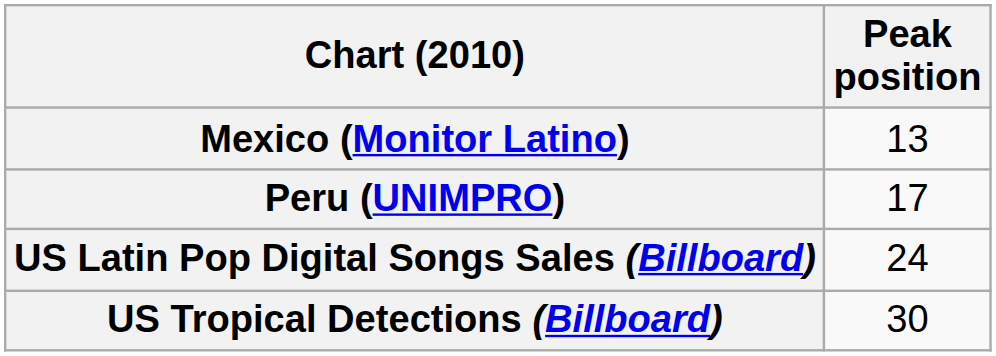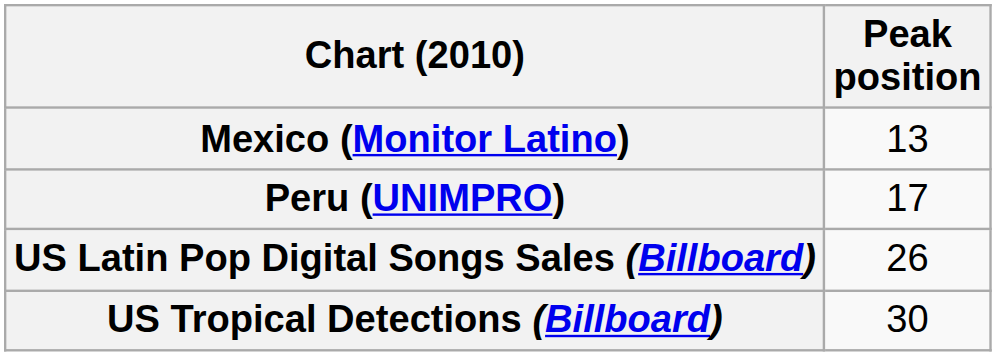(907, 258) 24 -> (907, 258) 26
